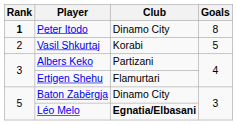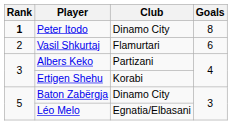(128, 45) Korabi -> (136, 45) Flamurtari
(215, 45) 5 -> (210, 45) 6
(136, 78) Flamurtari -> (128, 78) Korabi
(154, 111) bold -> (152, 111) normal
